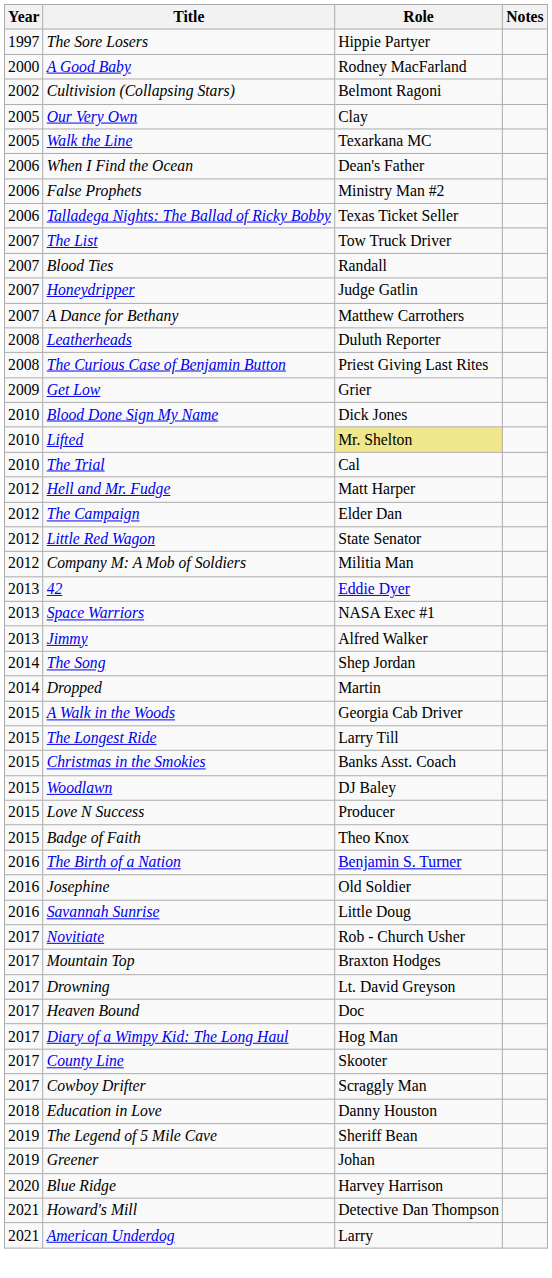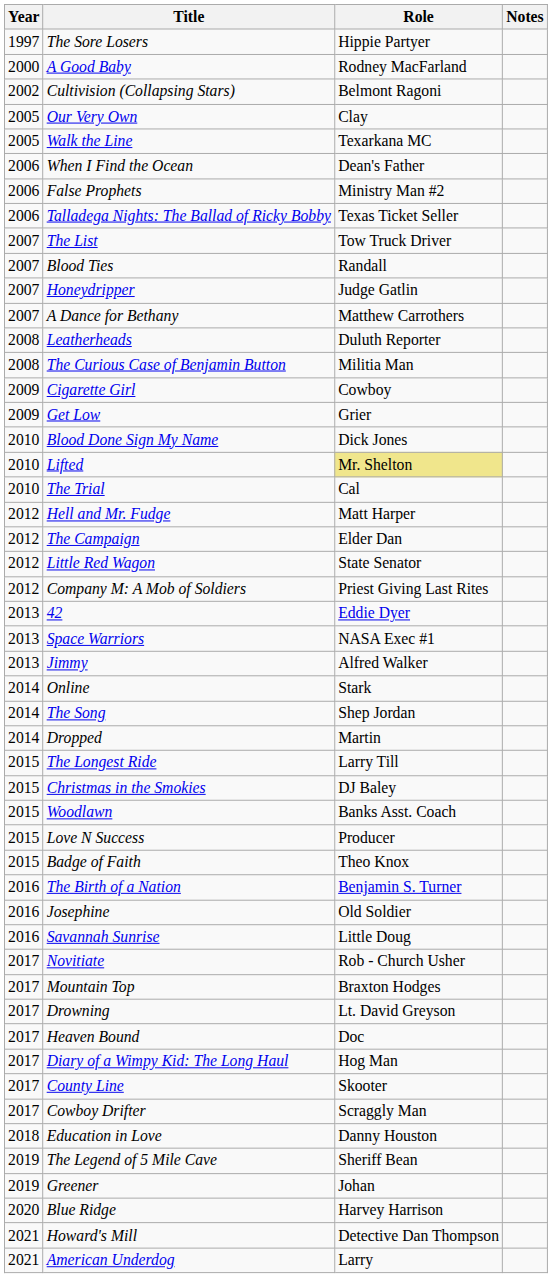(413, 365) Priest Giving Last Rites -> (376, 365) Militia Man
+ row: (91, 389)
(376, 564) Militia Man -> (413, 588) Priest Giving Last Rites
+ row: (68, 688)
- row: (111, 713)
(397, 762) Banks Asst. Coach -> (367, 787) DJ Baley
(367, 787) DJ Baley -> (397, 812) Banks Asst. Coach
